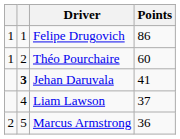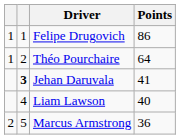(144, 57) 60 -> (144, 57) 64
(144, 101) 37 -> (144, 101) 40
